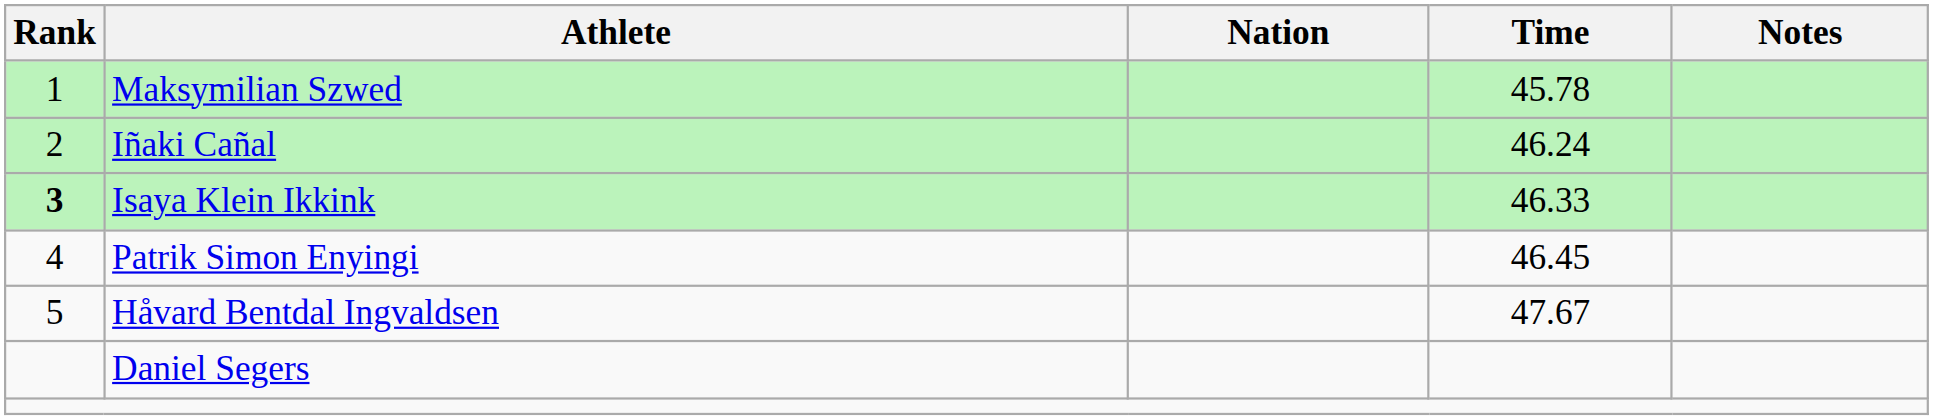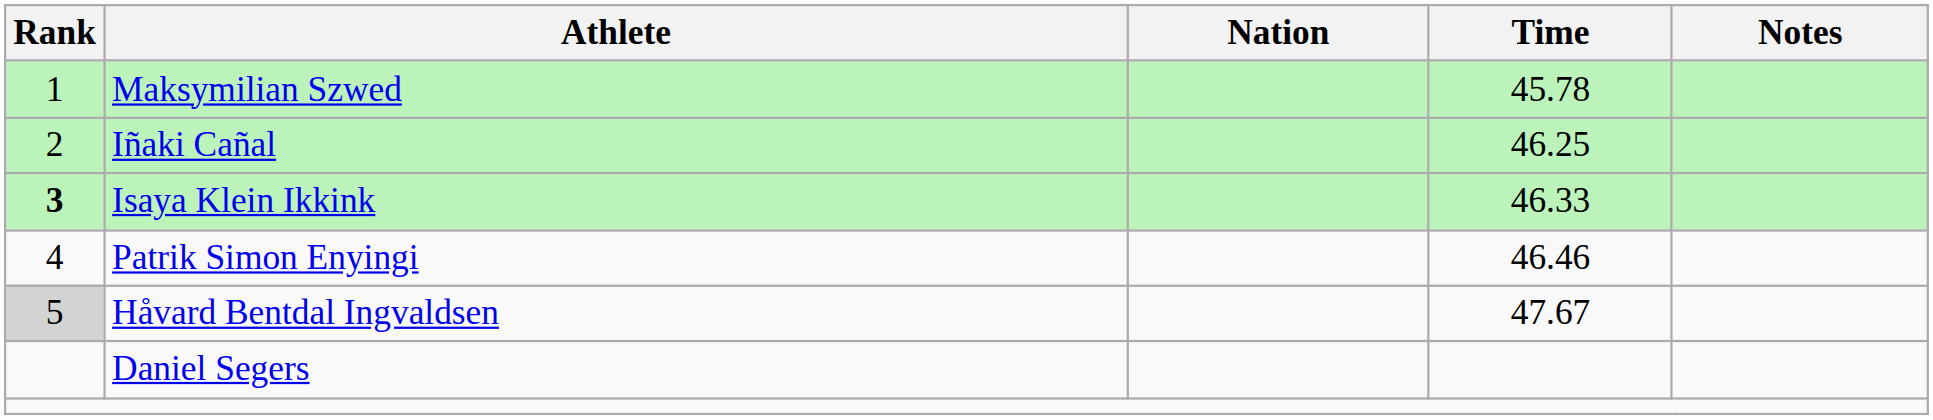(1551, 144) 46.24 -> (1551, 144) 46.25
(1551, 256) 46.45 -> (1551, 256) 46.46
(55, 312) no background -> (55, 312) lightgrey background
